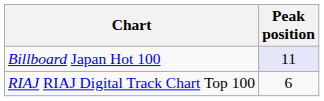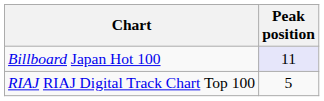(288, 83) 6 -> (288, 83) 5
